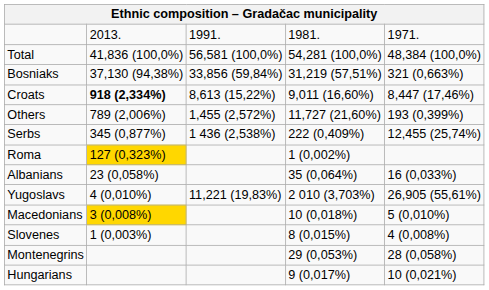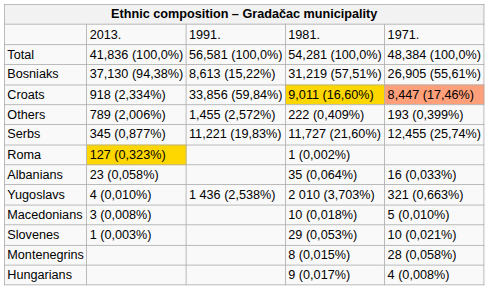(236, 74) 33,856 (59,84%) -> (232, 74) 8,613 (15,22%)
(426, 74) 321 (0,663%) -> (434, 74) 26,905 (55,61%)
(128, 94) bold -> (128, 94) normal
(232, 94) 8,613 (15,22%) -> (236, 94) 33,856 (59,84%)
(331, 94) no background -> (331, 94) gold background
(431, 94) no background -> (431, 94) lightsalmon background
(335, 114) 11,727 (21,60%) -> (326, 114) 222 (0,409%)
(232, 134) 1 436 (2,538%) -> (235, 134) 11,221 (19,83%)
(326, 134) 222 (0,409%) -> (335, 134) 11,727 (21,60%)
(235, 194) 11,221 (19,83%) -> (232, 194) 1 436 (2,538%)
(434, 194) 26,905 (55,61%) -> (426, 194) 321 (0,663%)
(121, 214) gold background -> (121, 214) no background
(319, 235) 8 (0,015%) -> (323, 235) 29 (0,053%)
(419, 235) 4 (0,008%) -> (422, 235) 10 (0,021%)
(323, 255) 29 (0,053%) -> (319, 255) 8 (0,015%)
(422, 275) 10 (0,021%) -> (419, 275) 4 (0,008%)
